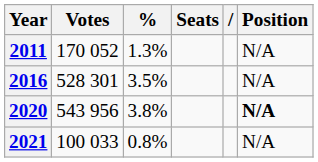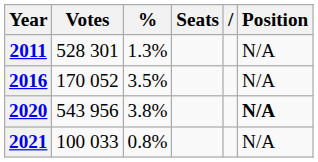(87, 50) 170 052 -> (87, 50) 528 301
(87, 80) 528 301 -> (87, 80) 170 052
